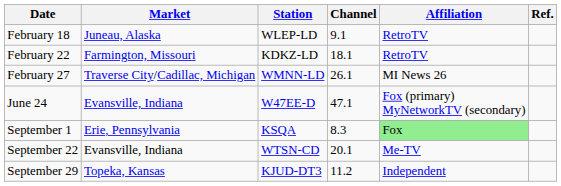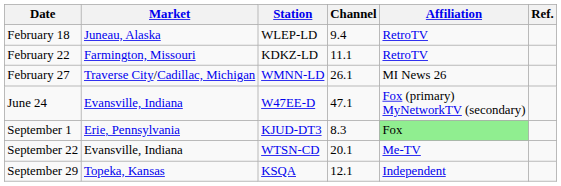(338, 34) 9.1 -> (338, 34) 9.4
(342, 55) 18.1 -> (341, 55) 11.1
(279, 130) KSQA -> (291, 130) KJUD-DT3
(291, 171) KJUD-DT3 -> (279, 171) KSQA
(341, 171) 11.2 -> (342, 171) 12.1
